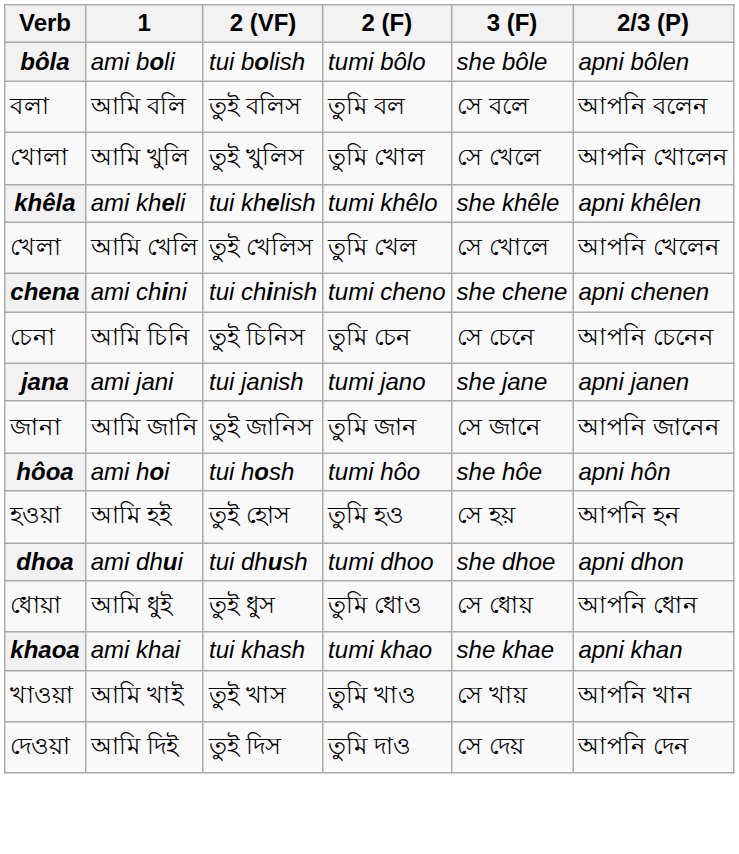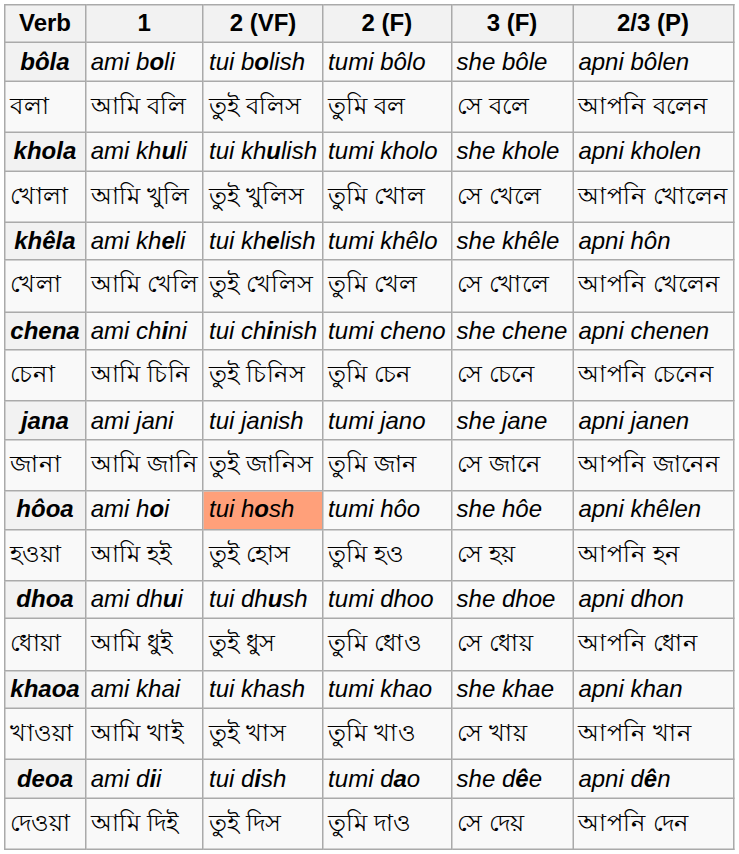+ row: (45, 151)
(640, 202) apni khêlen -> (624, 240) apni hôn
(252, 471) no background -> (252, 509) lightsalmon background
(624, 471) apni hôn -> (640, 509) apni khêlen
+ row: (45, 778)
